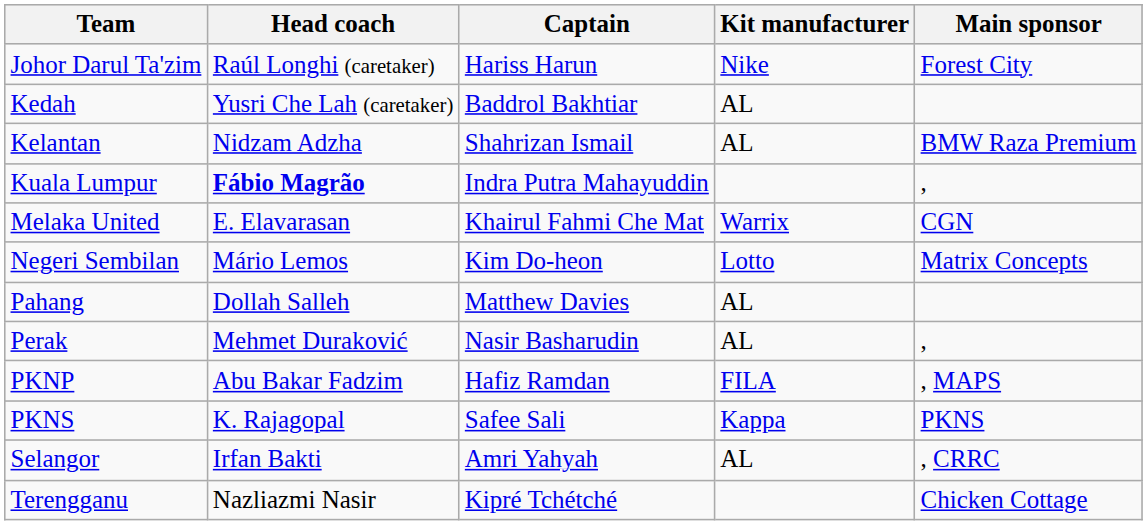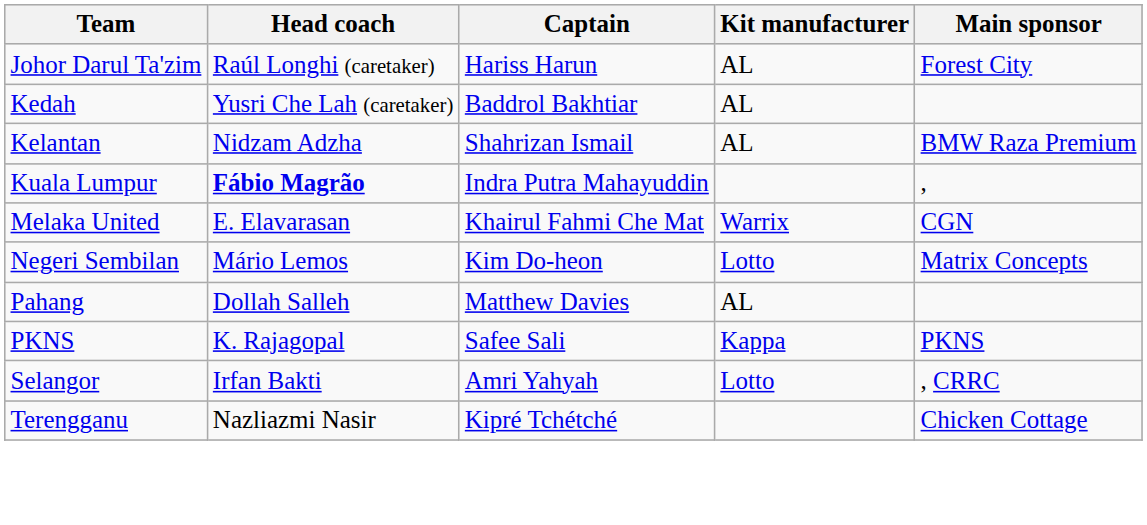(745, 63) Nike -> (737, 63) AL
- row: (39, 340)
- row: (42, 380)
(737, 459) AL -> (747, 380) Lotto
